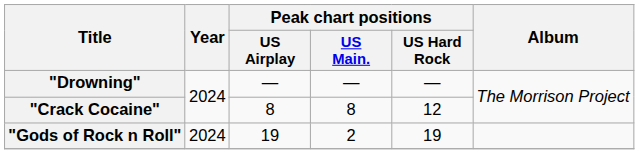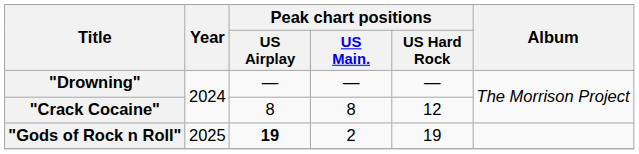(207, 135) 2024 -> (207, 135) 2025
(270, 135) normal -> (270, 135) bold
